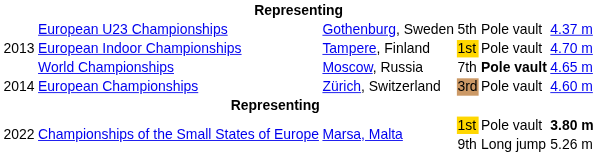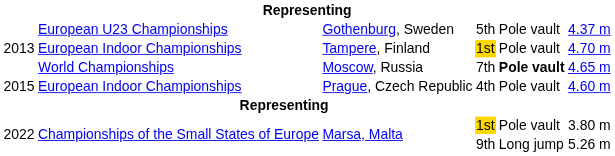- row: (382, 87)
+ row: (397, 87)
(572, 125) bold -> (589, 125) normal
